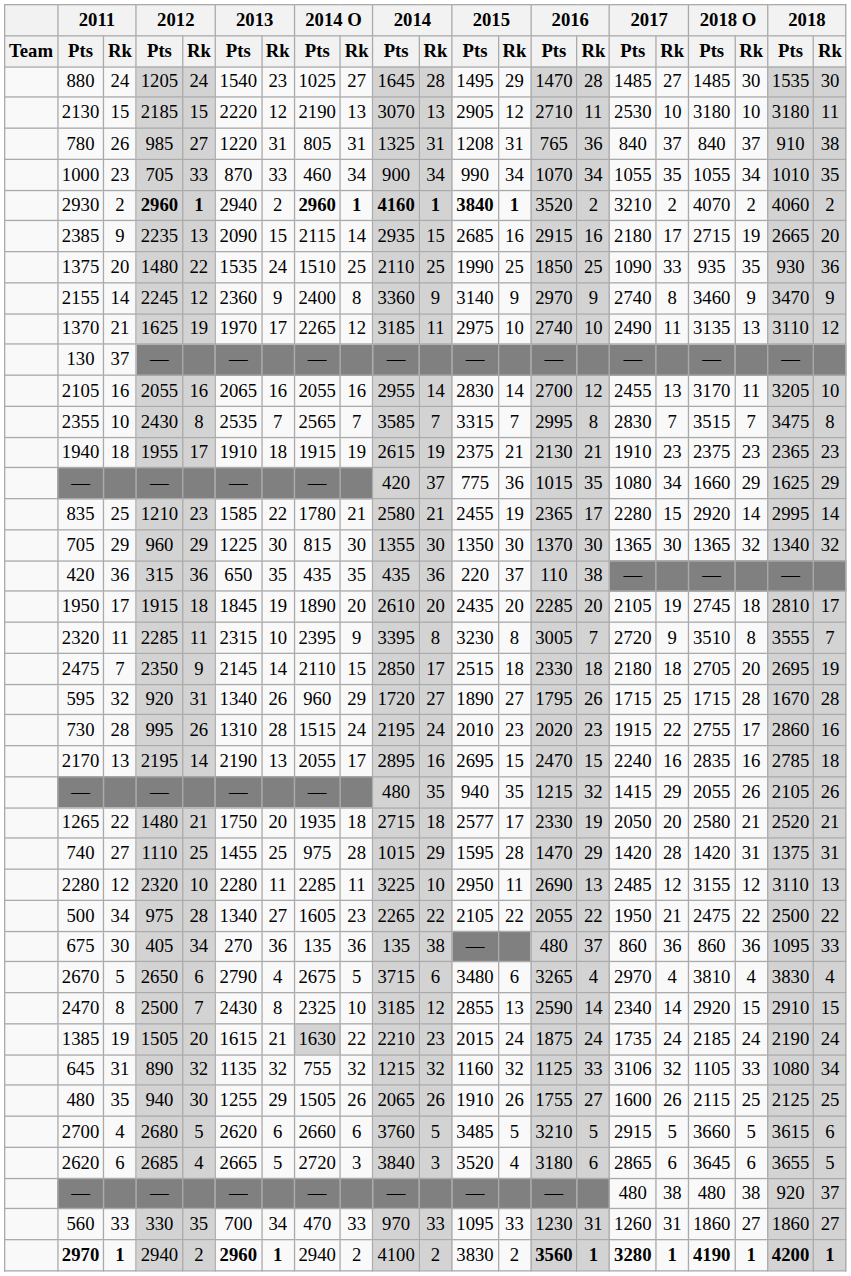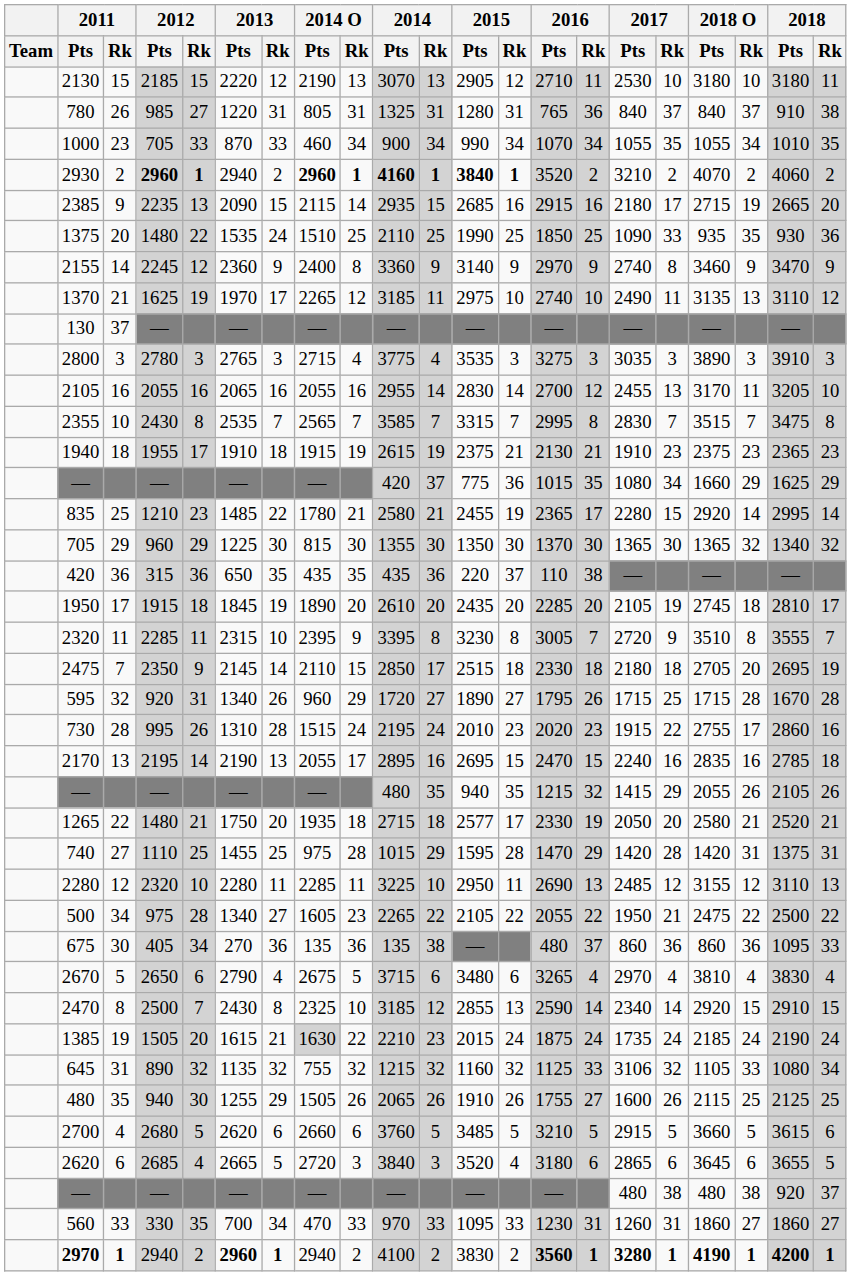- row: (81, 82)
(475, 143) 1208 -> (475, 112) 1280
+ row: (81, 359)
(238, 514) 1585 -> (238, 514) 1485
